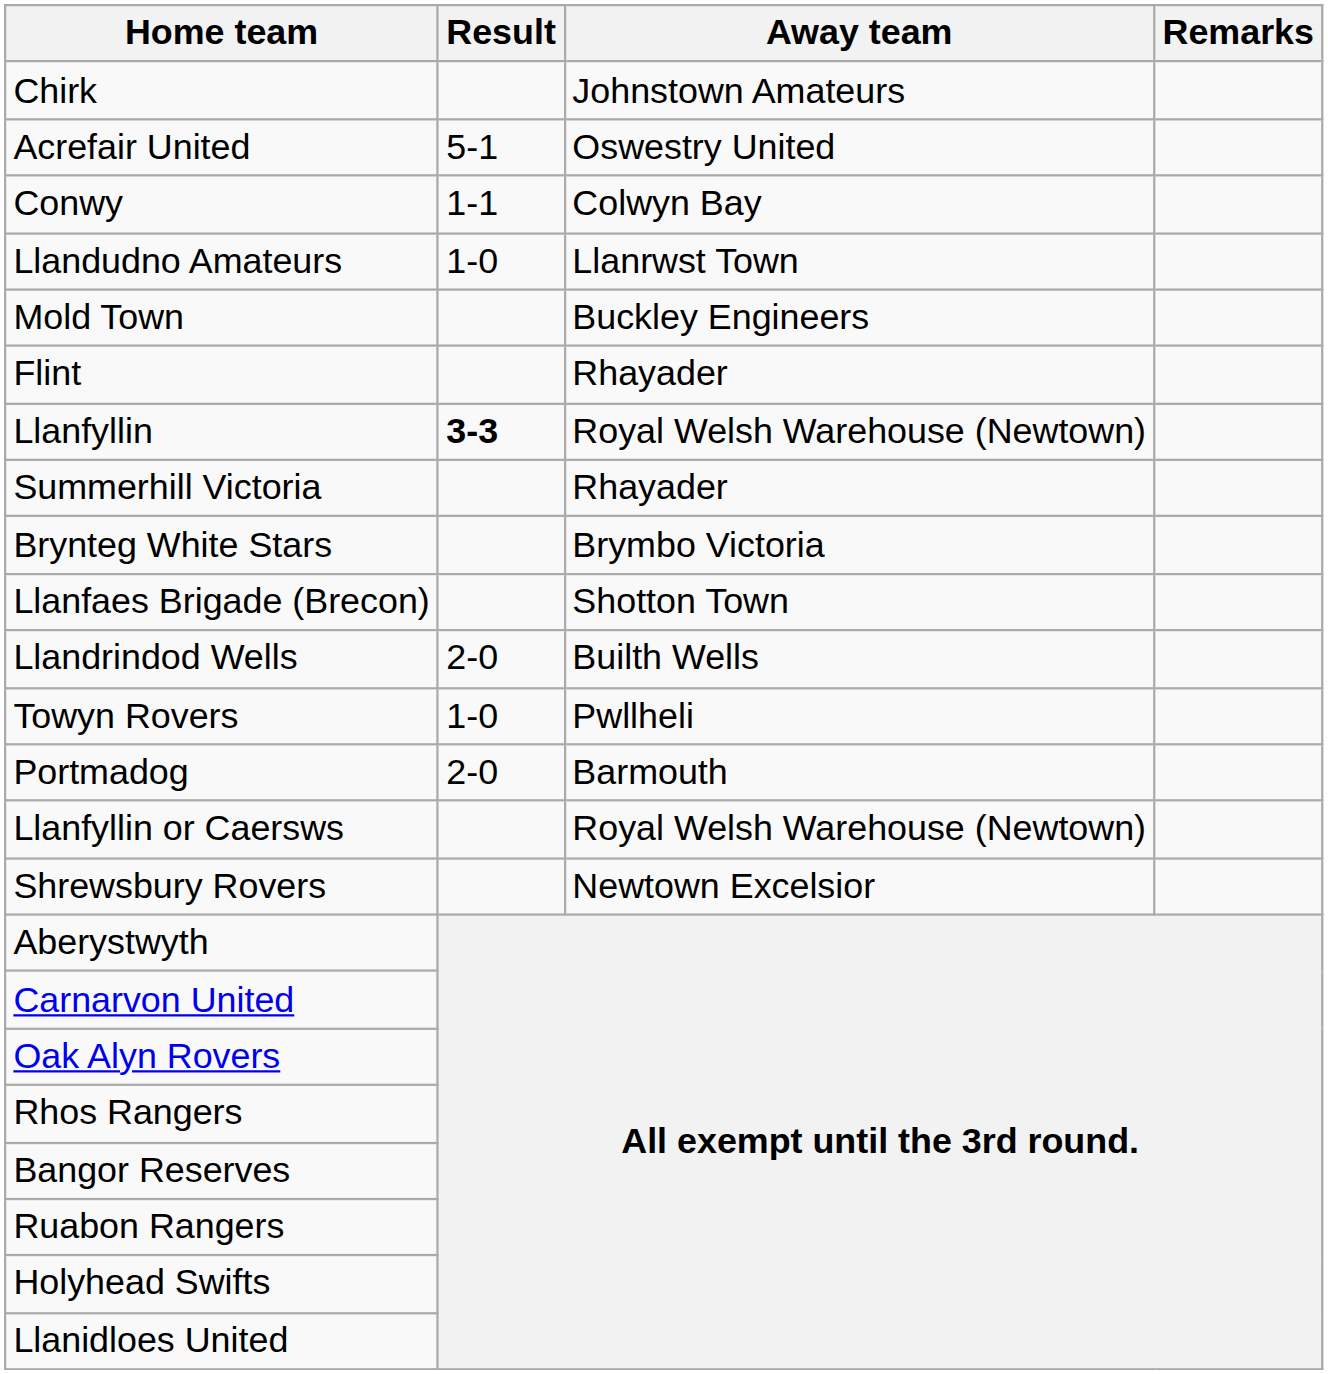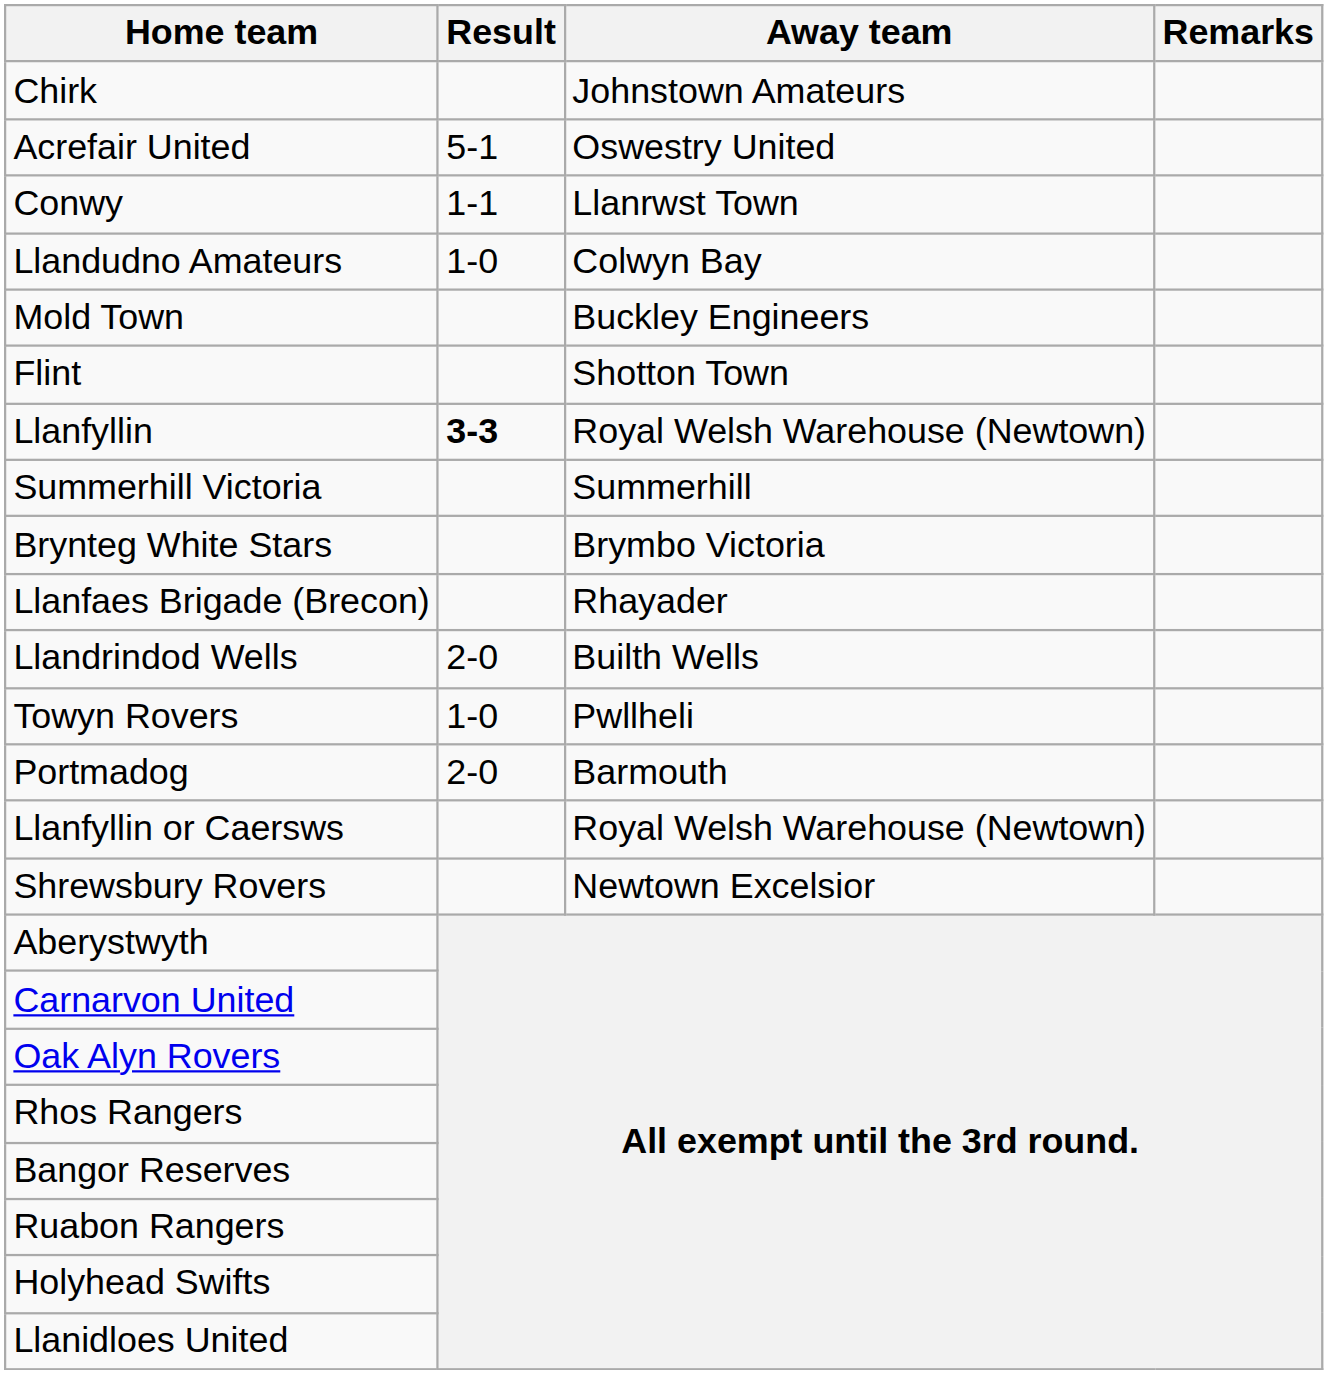(667, 203) Colwyn Bay -> (686, 203) Llanrwst Town
(686, 260) Llanrwst Town -> (667, 260) Colwyn Bay
(650, 373) Rhayader -> (681, 373) Shotton Town
(650, 487) Rhayader -> (662, 487) Summerhill
(681, 601) Shotton Town -> (650, 601) Rhayader
